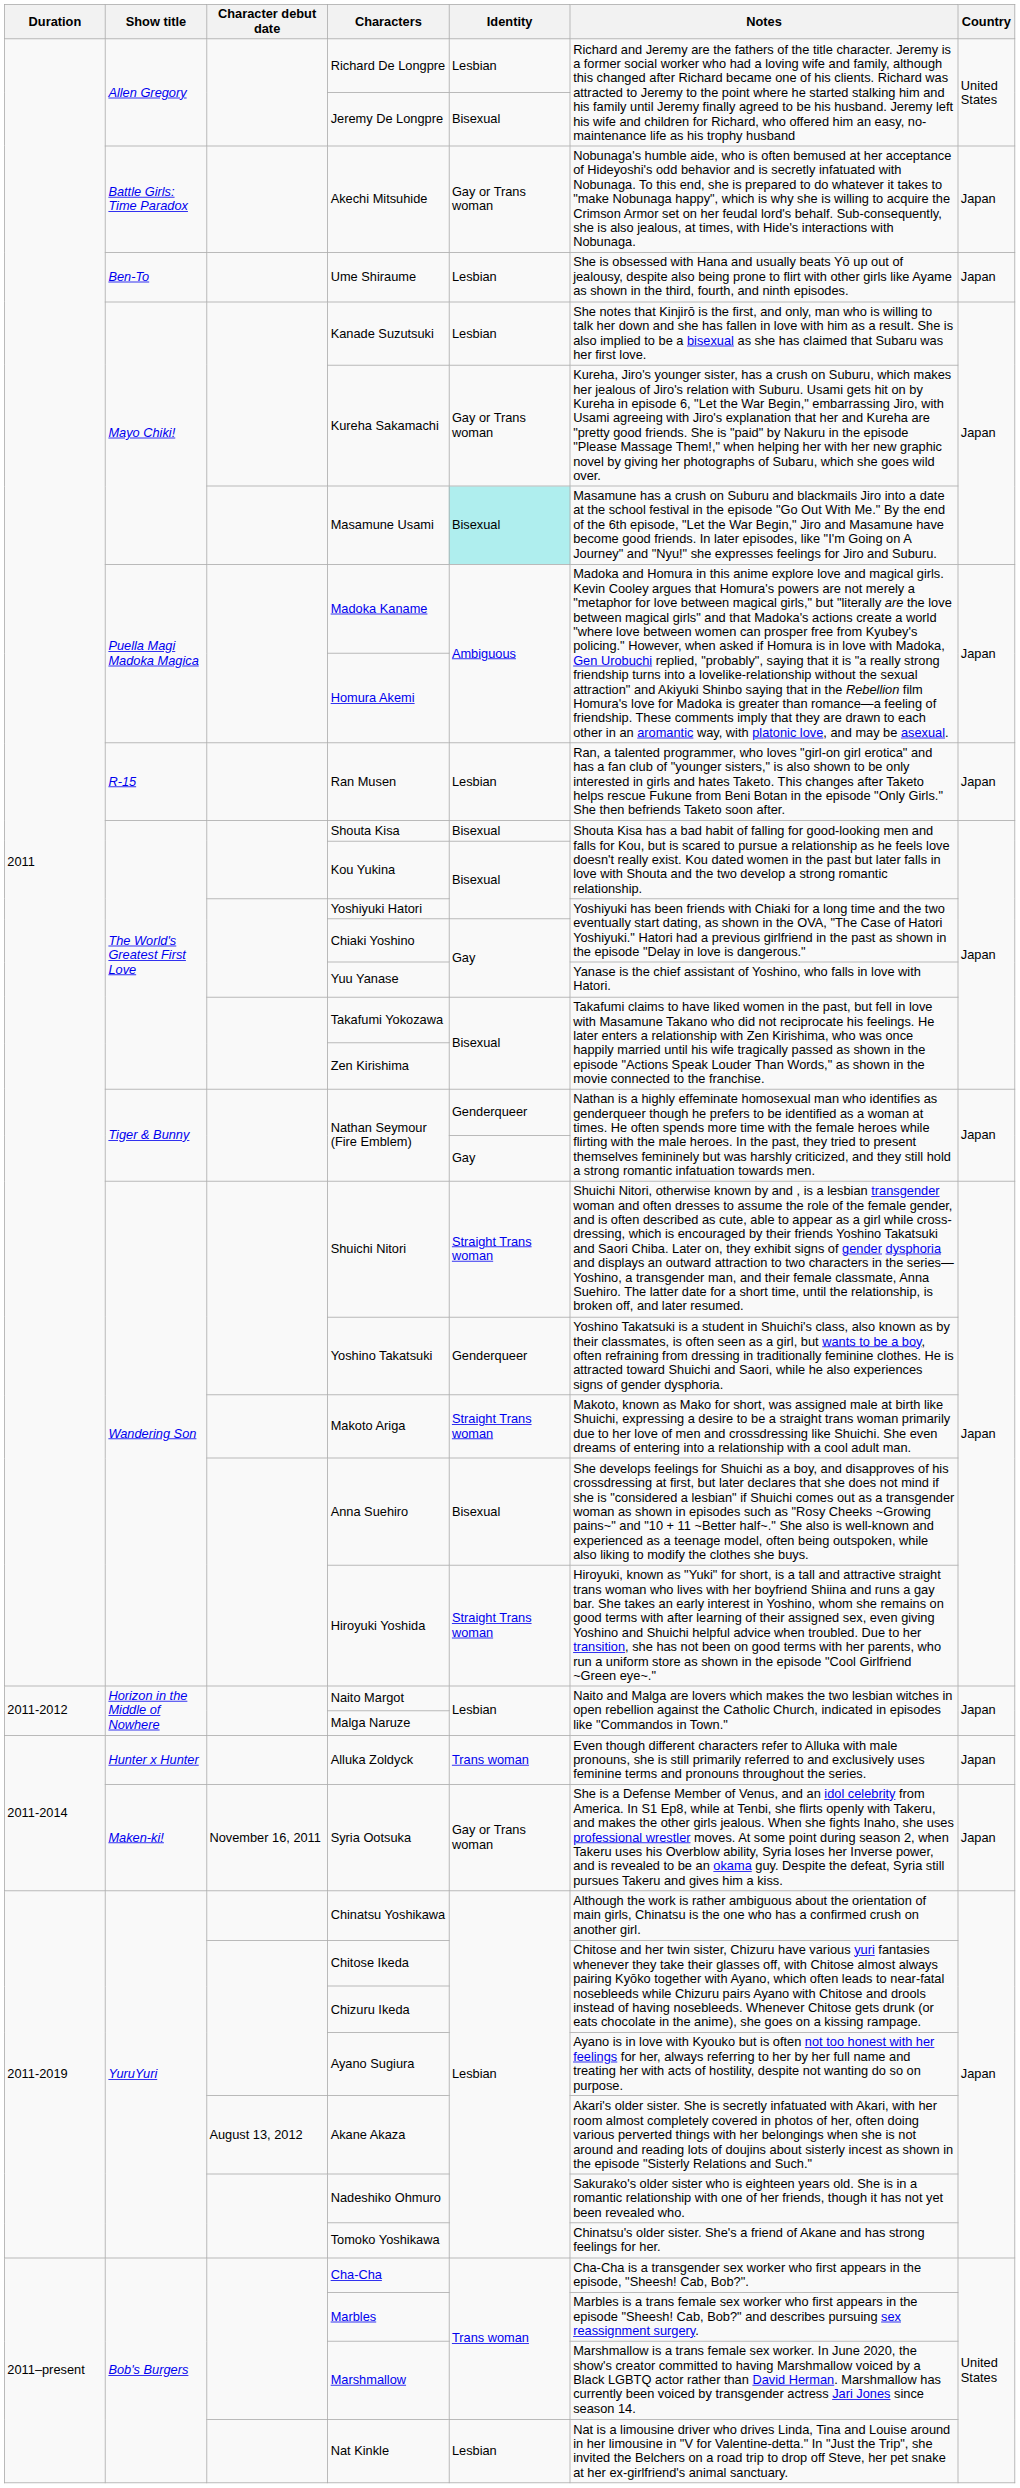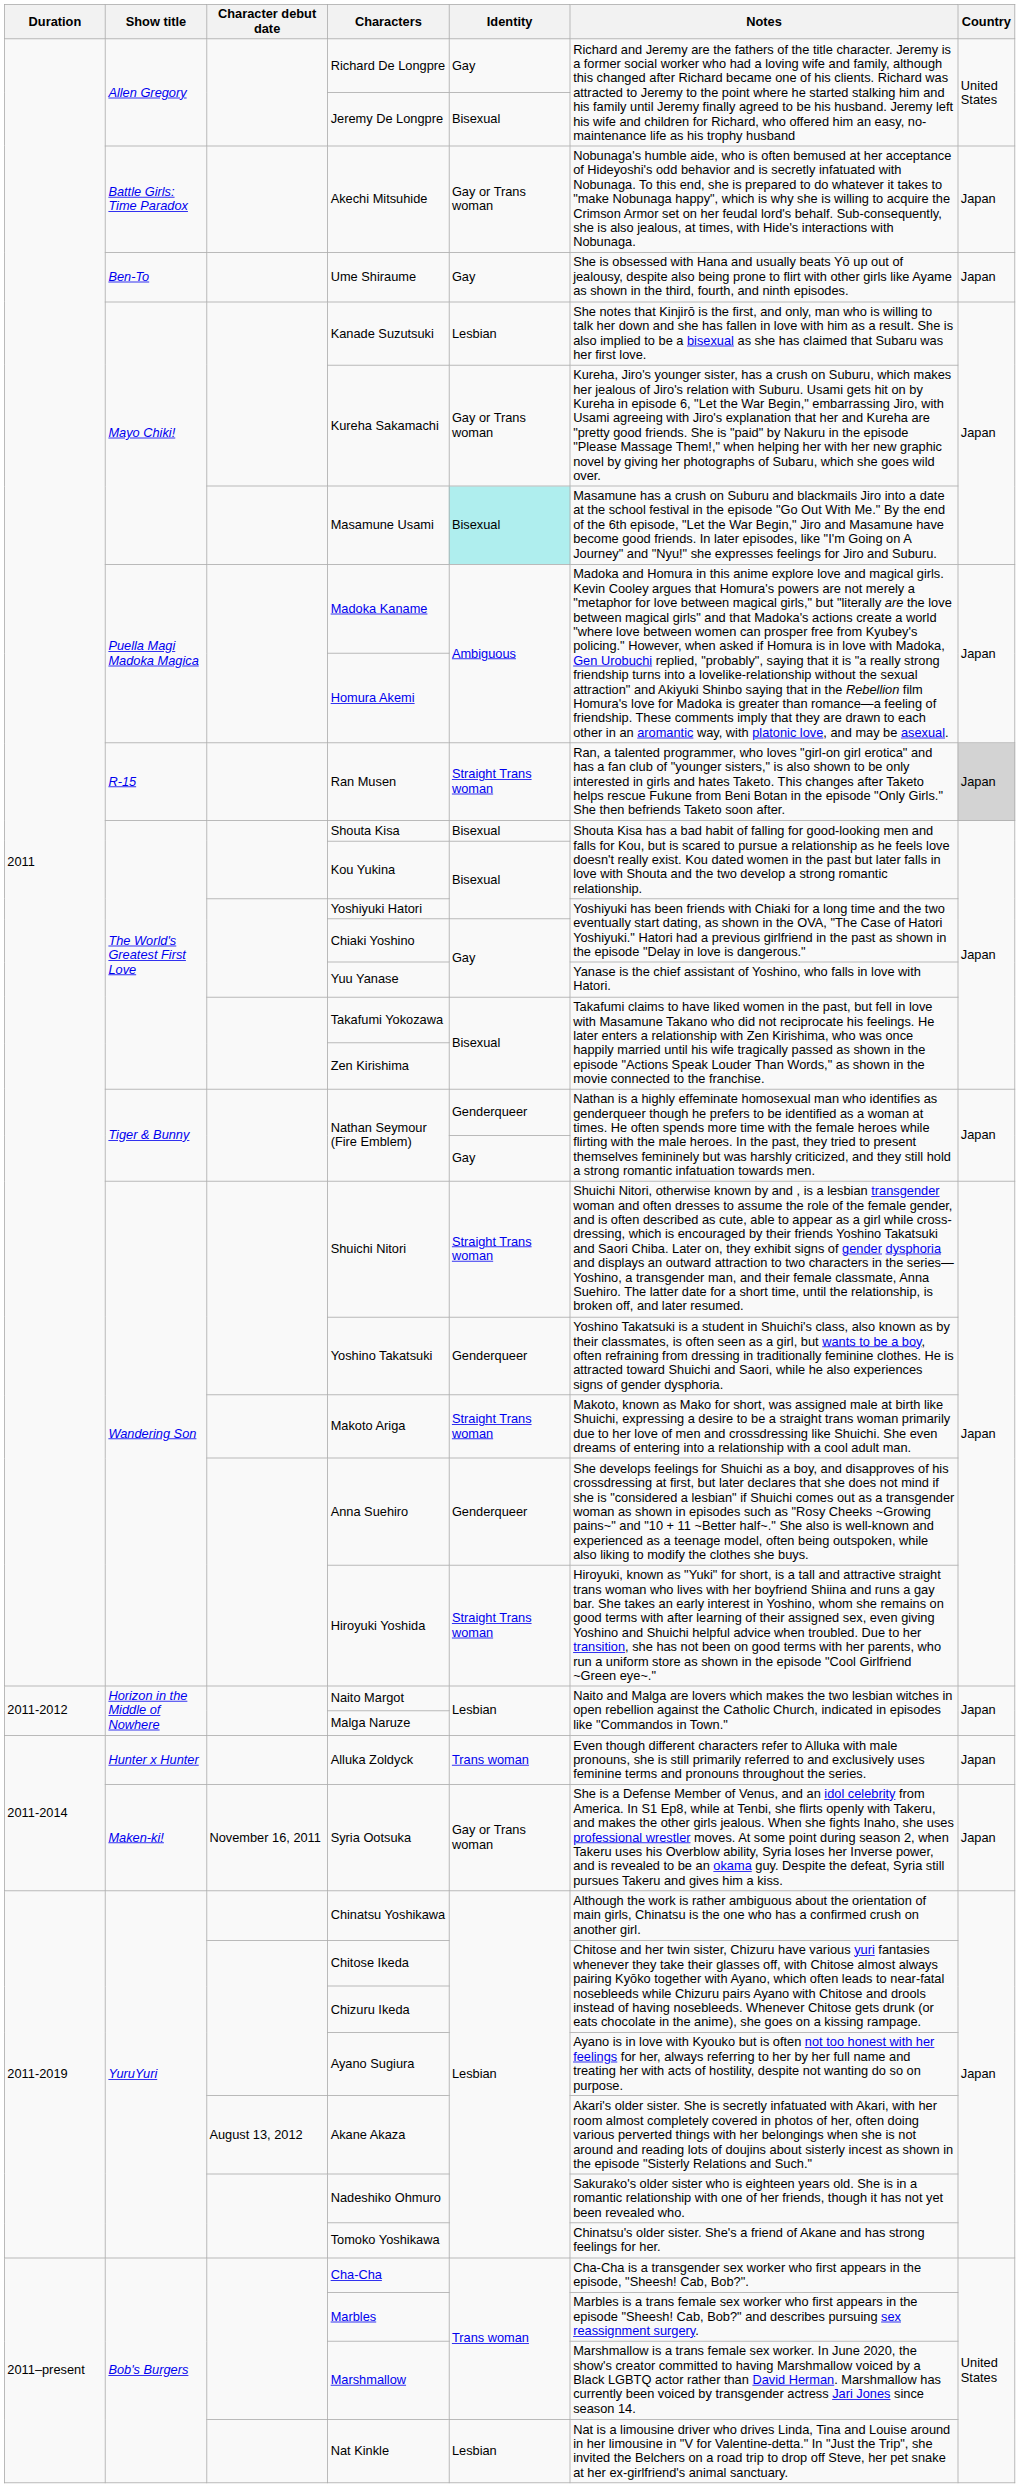(474, 65) Lesbian -> (464, 65) Gay
(474, 277) Lesbian -> (464, 277) Gay
(474, 781) Lesbian -> (492, 781) Straight Trans woman
(978, 781) no background -> (978, 781) lightgrey background
(476, 1511) Bisexual -> (490, 1511) Genderqueer
